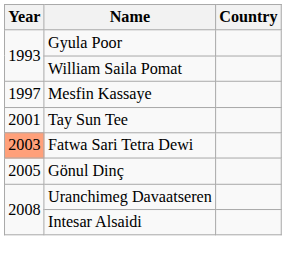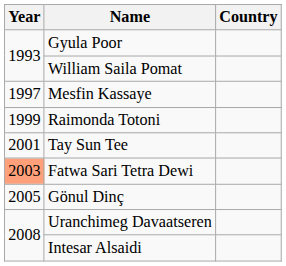+ row: (104, 119)
